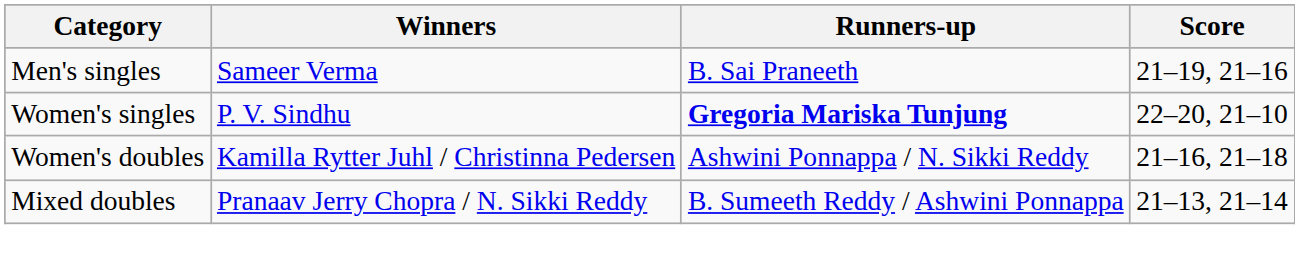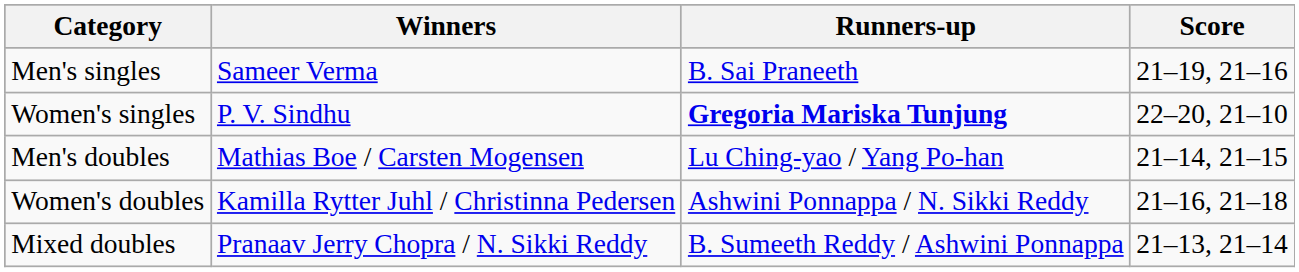+ row: (91, 157)
